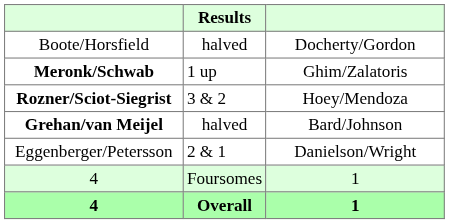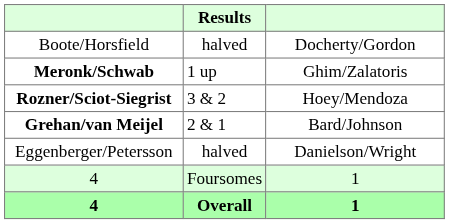(225, 124) halved -> (206, 124) 2 & 1
(206, 151) 2 & 1 -> (225, 151) halved
